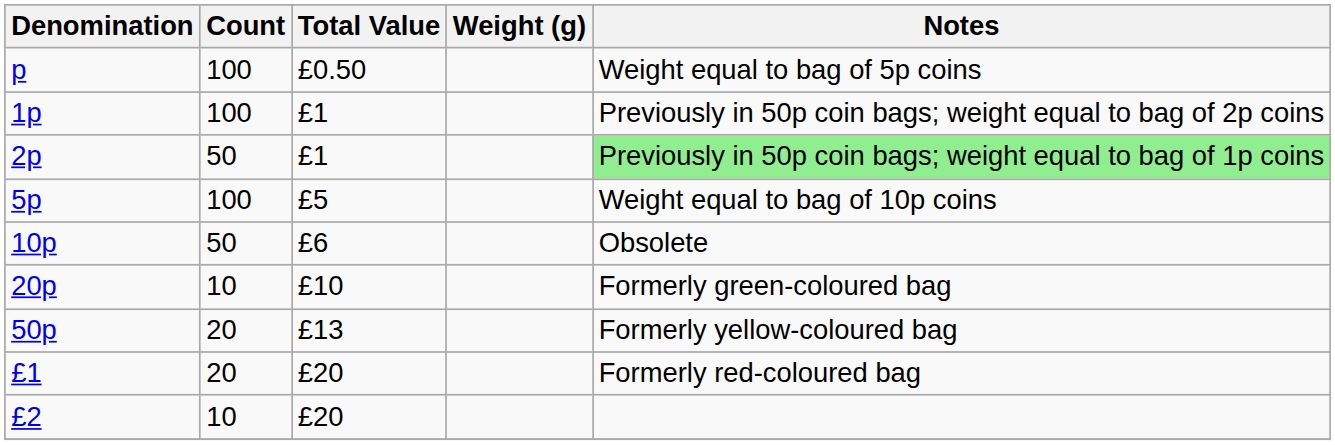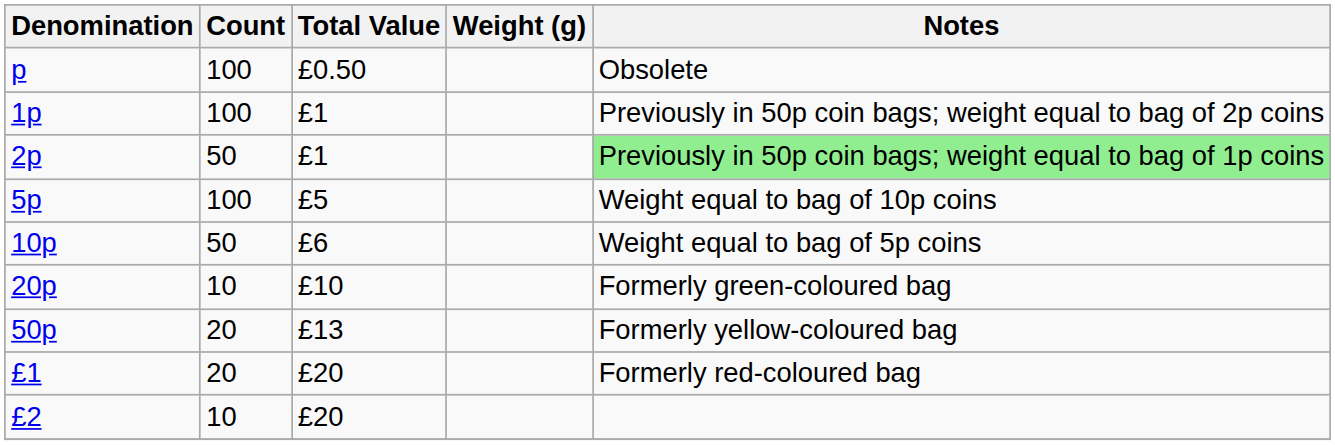(790, 69) Weight equal to bag of 5p coins -> (653, 69) Obsolete
(653, 243) Obsolete -> (790, 243) Weight equal to bag of 5p coins
